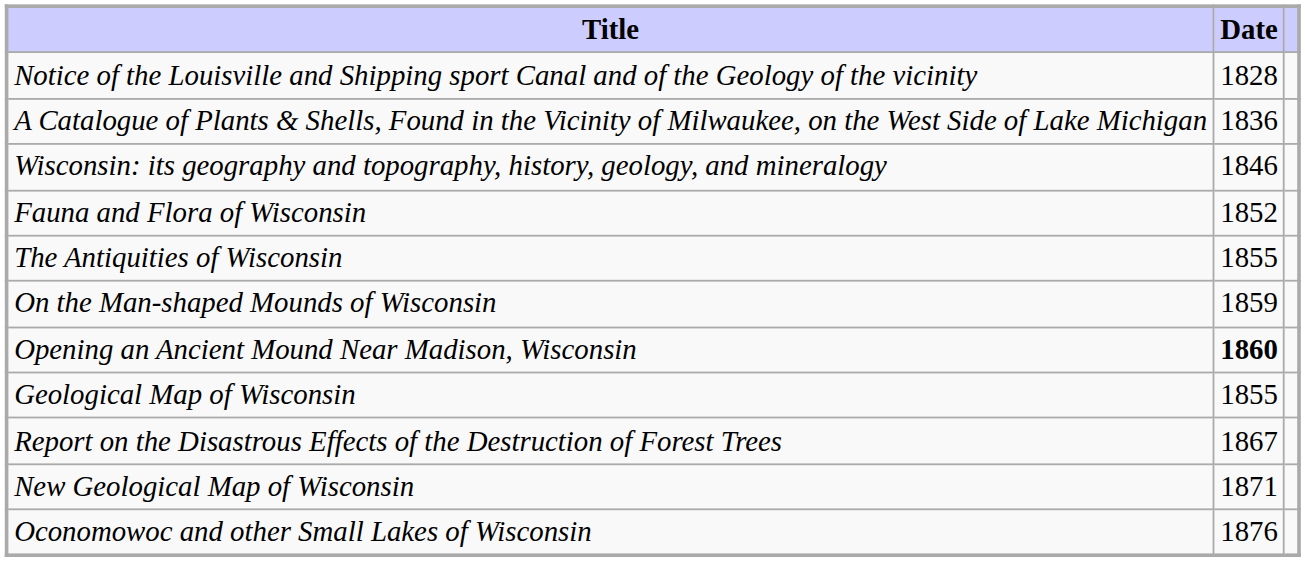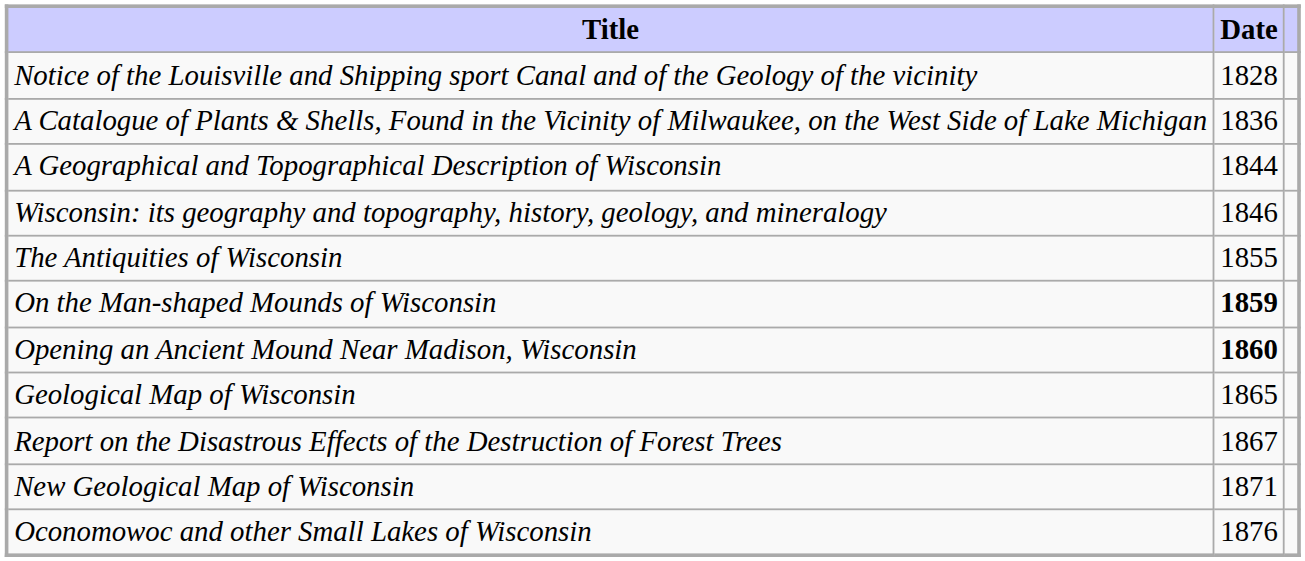+ row: (368, 166)
- row: (190, 212)
(1249, 303) normal -> (1249, 303) bold
(1249, 394) 1855 -> (1249, 394) 1865
